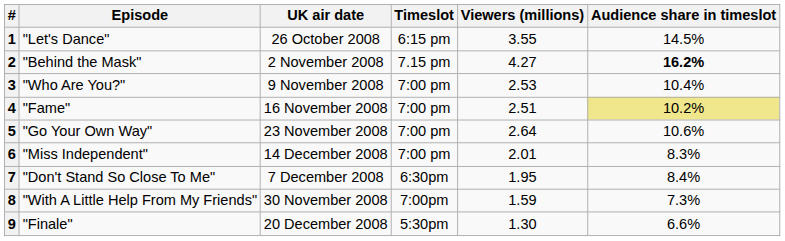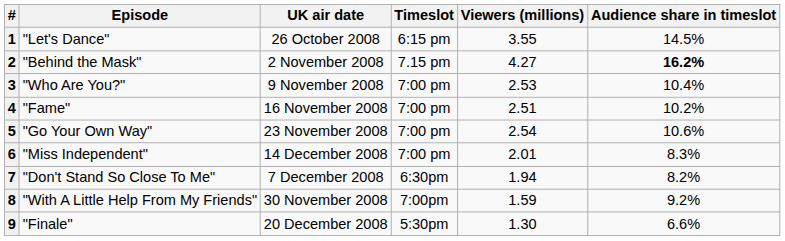(684, 108) khaki background -> (684, 108) no background
(522, 131) 2.64 -> (522, 131) 2.54
(522, 177) 1.95 -> (522, 177) 1.94
(684, 177) 8.4% -> (684, 177) 8.2%
(684, 200) 7.3% -> (684, 200) 9.2%
